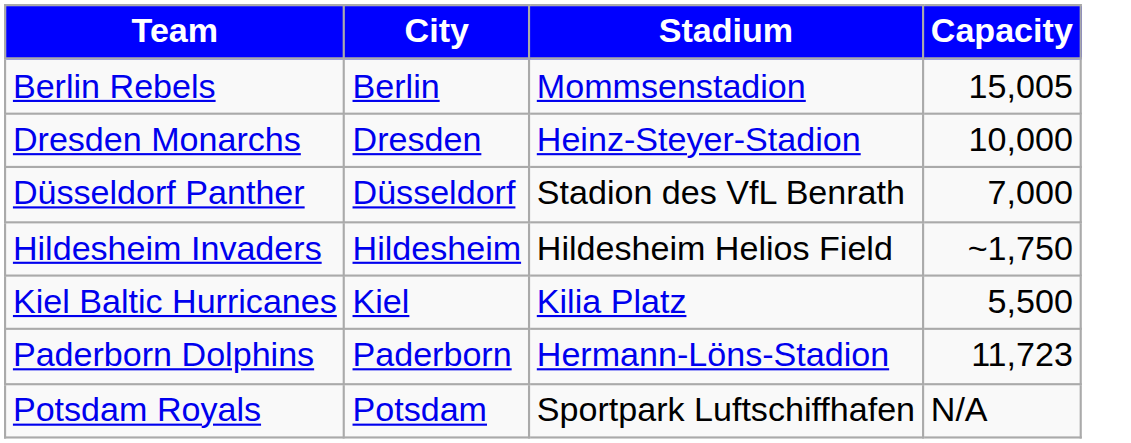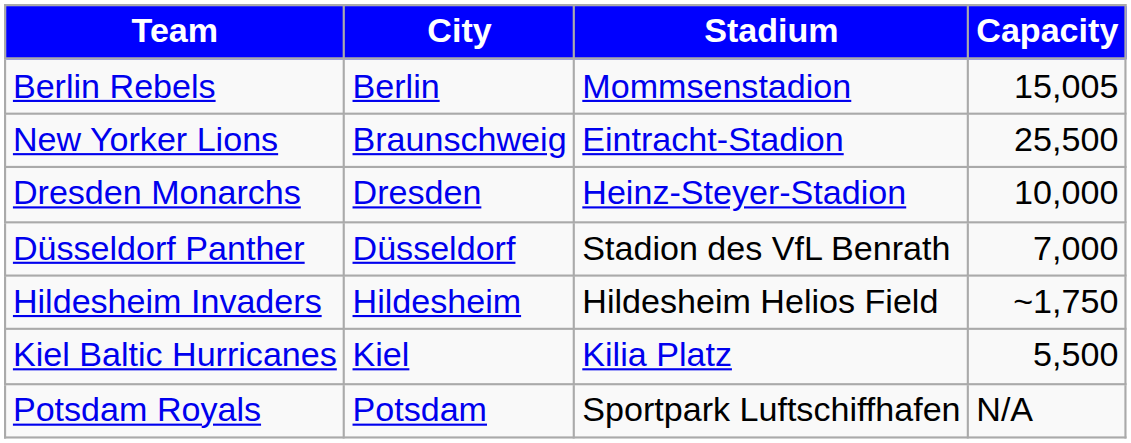+ row: (146, 139)
- row: (164, 355)
